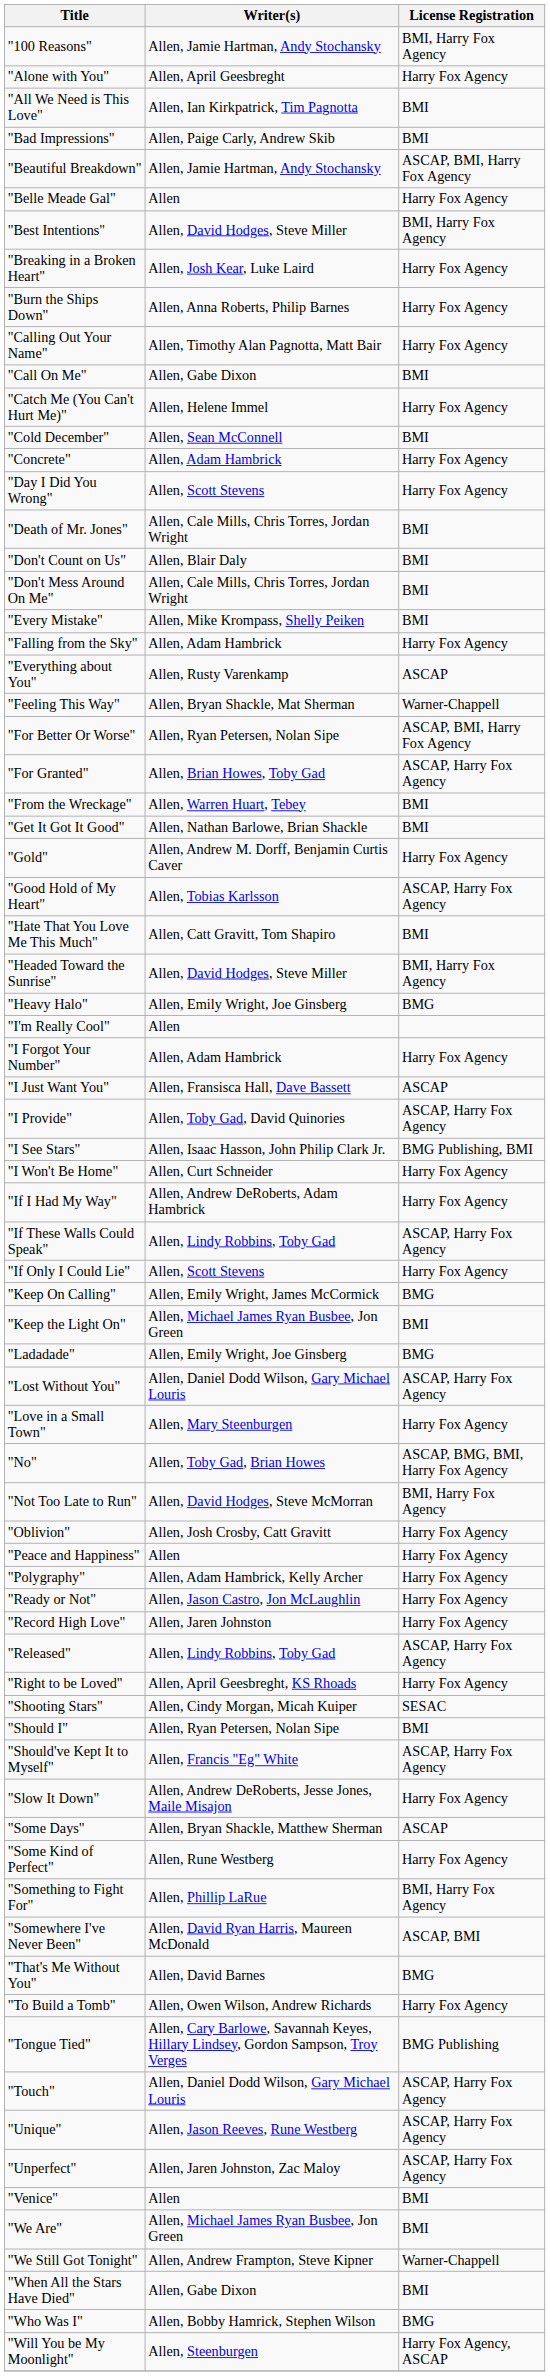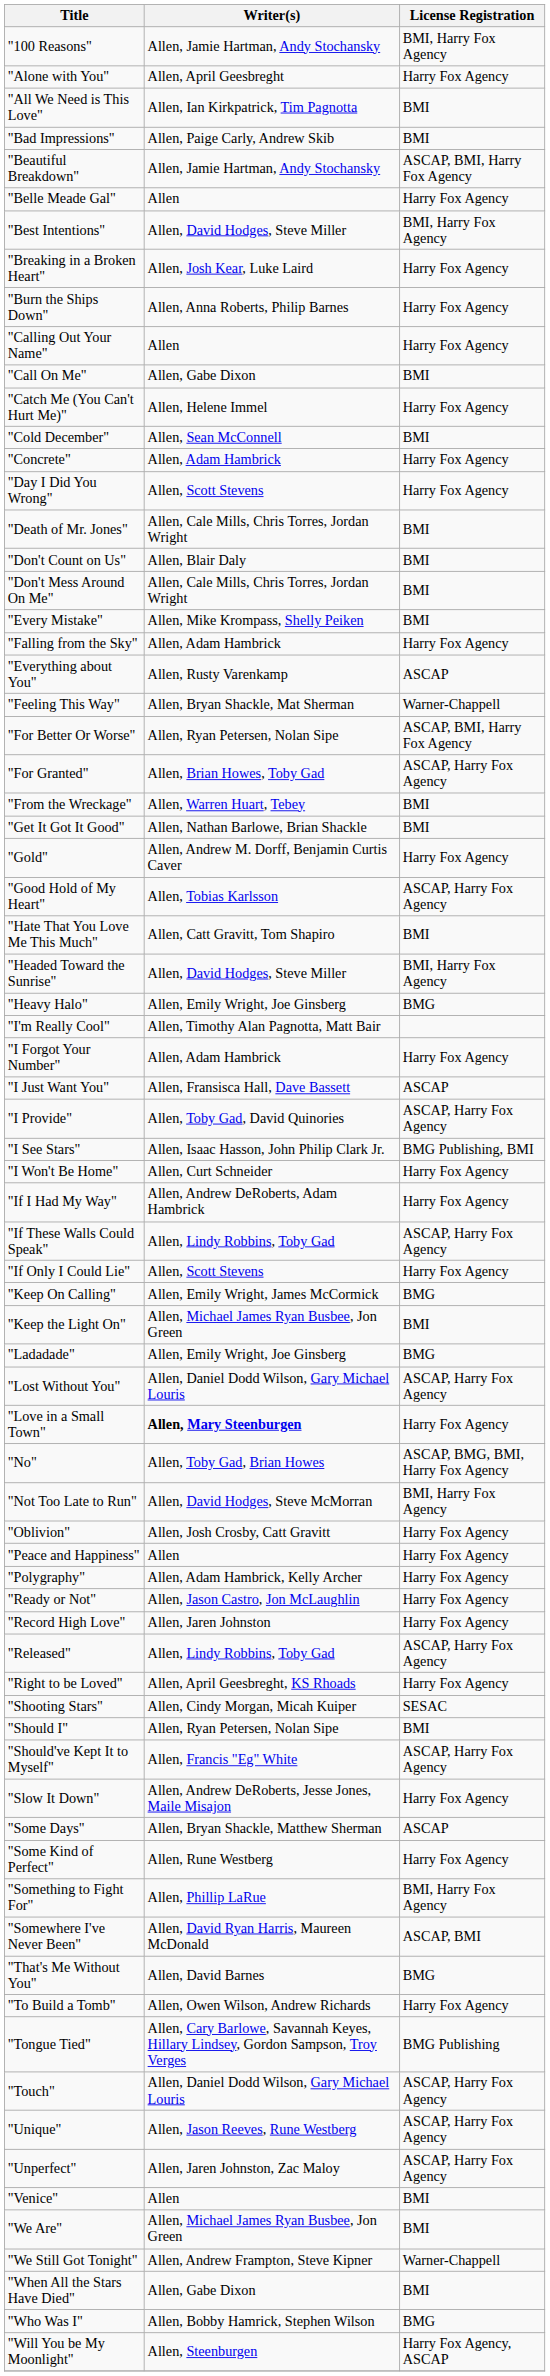(265, 345) Allen, Timothy Alan Pagnotta, Matt Bair -> (163, 345) Allen
(164, 1026) Allen -> (264, 1026) Allen, Timothy Alan Pagnotta, Matt Bair
(220, 1424) normal -> (225, 1424) bold
